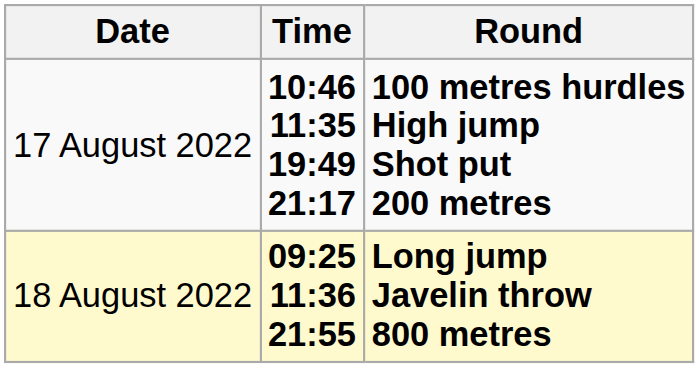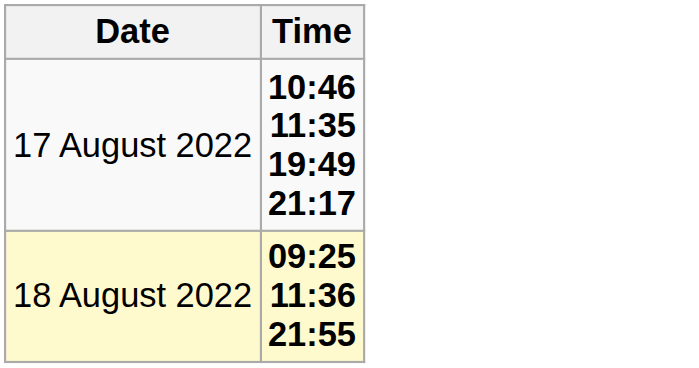- column: (529, 31)
